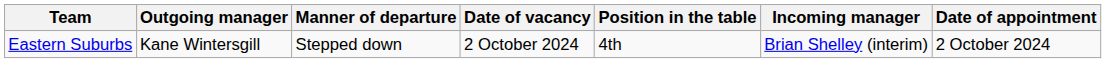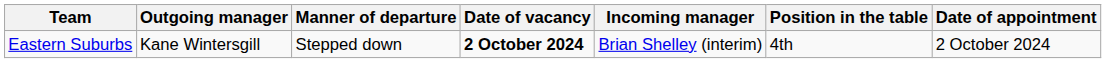columns swapped: (678, 17) <-> (846, 17)
(521, 44) normal -> (524, 44) bold
